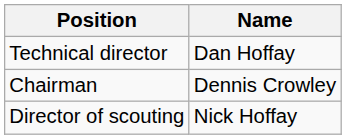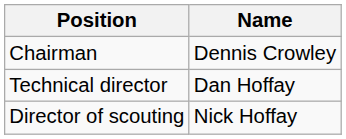rows swapped: (53, 85) <-> (88, 52)
